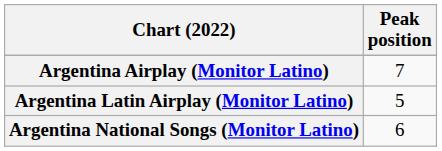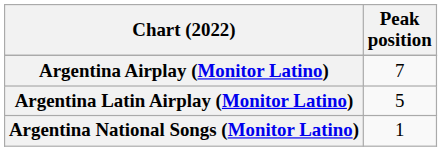(400, 130) 6 -> (400, 130) 1
